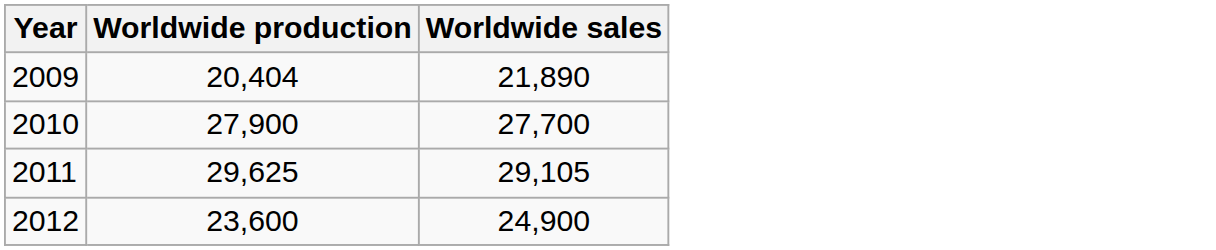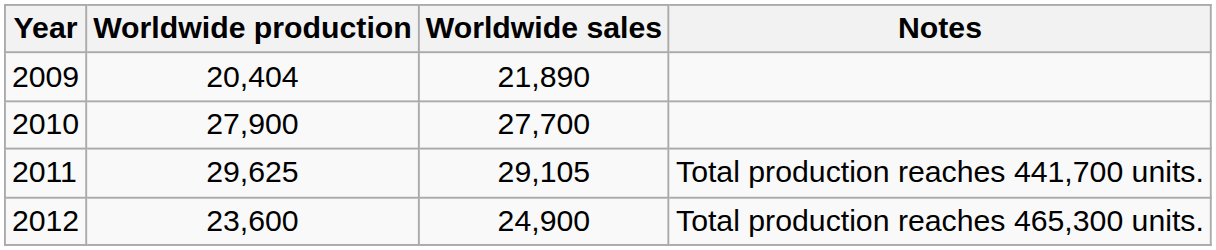+ column: (940, 28)
